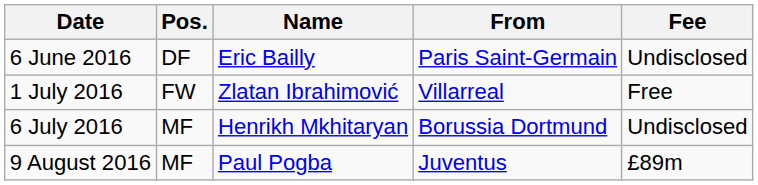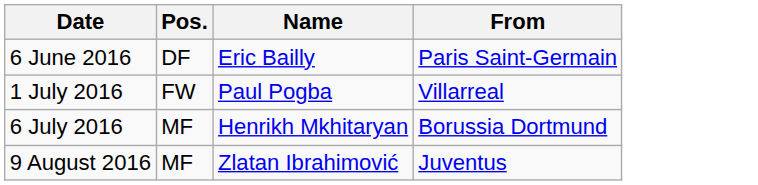- column: (687, 22)
(308, 92) Zlatan Ibrahimović -> (275, 92) Paul Pogba
(275, 162) Paul Pogba -> (308, 162) Zlatan Ibrahimović
